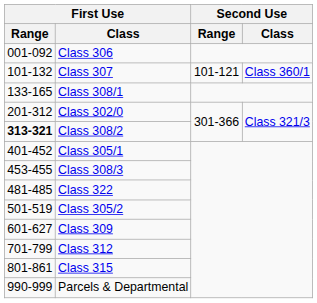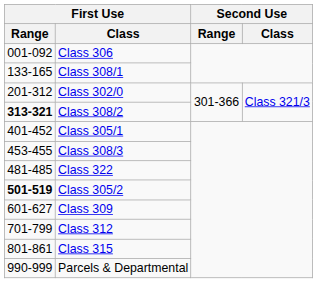- row: (86, 72)
(30, 209) normal -> (30, 190) bold
